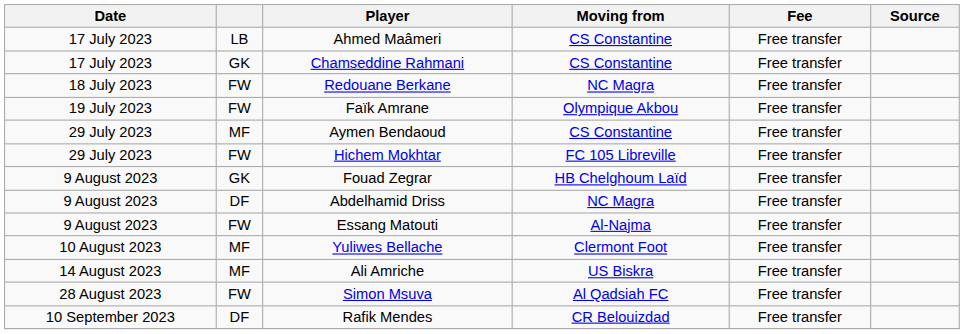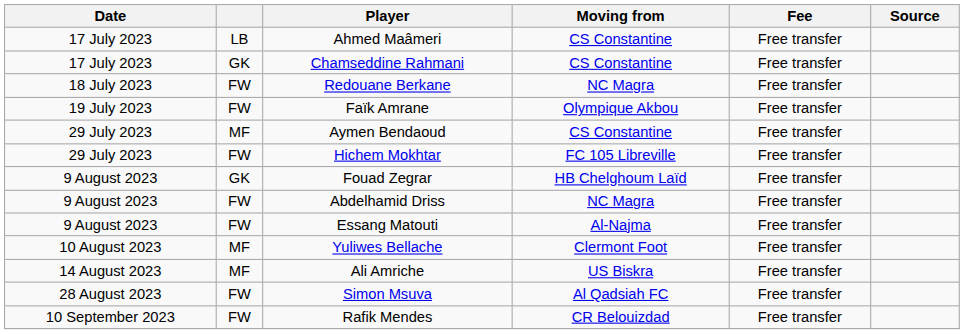(239, 201) DF -> (239, 201) FW
(239, 317) DF -> (239, 317) FW
